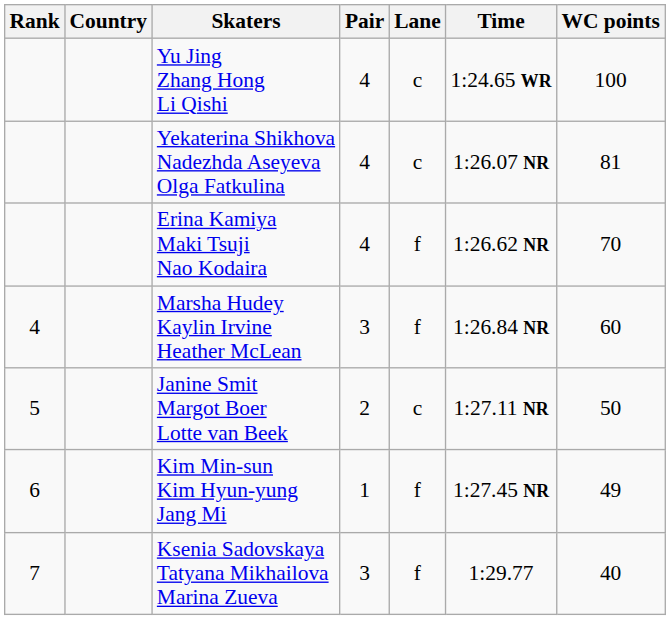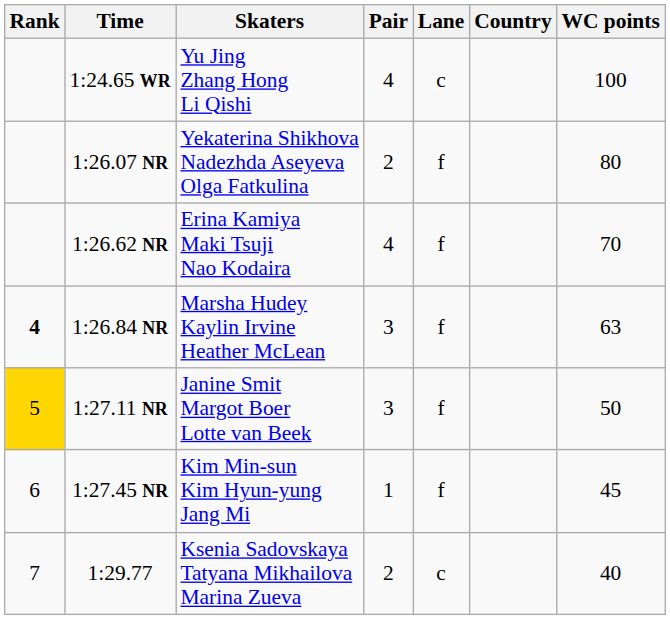columns swapped: (108, 21) <-> (501, 21)
(365, 161) 4 -> (388, 161) 2
(417, 161) c -> (441, 161) f
(611, 161) 81 -> (611, 161) 80
(35, 326) normal -> (35, 326) bold
(611, 326) 60 -> (611, 326) 63
(35, 408) no background -> (35, 408) gold background
(365, 408) 2 -> (388, 408) 3
(417, 408) c -> (441, 408) f
(611, 490) 49 -> (611, 490) 45
(365, 573) 3 -> (388, 573) 2
(417, 573) f -> (441, 573) c
